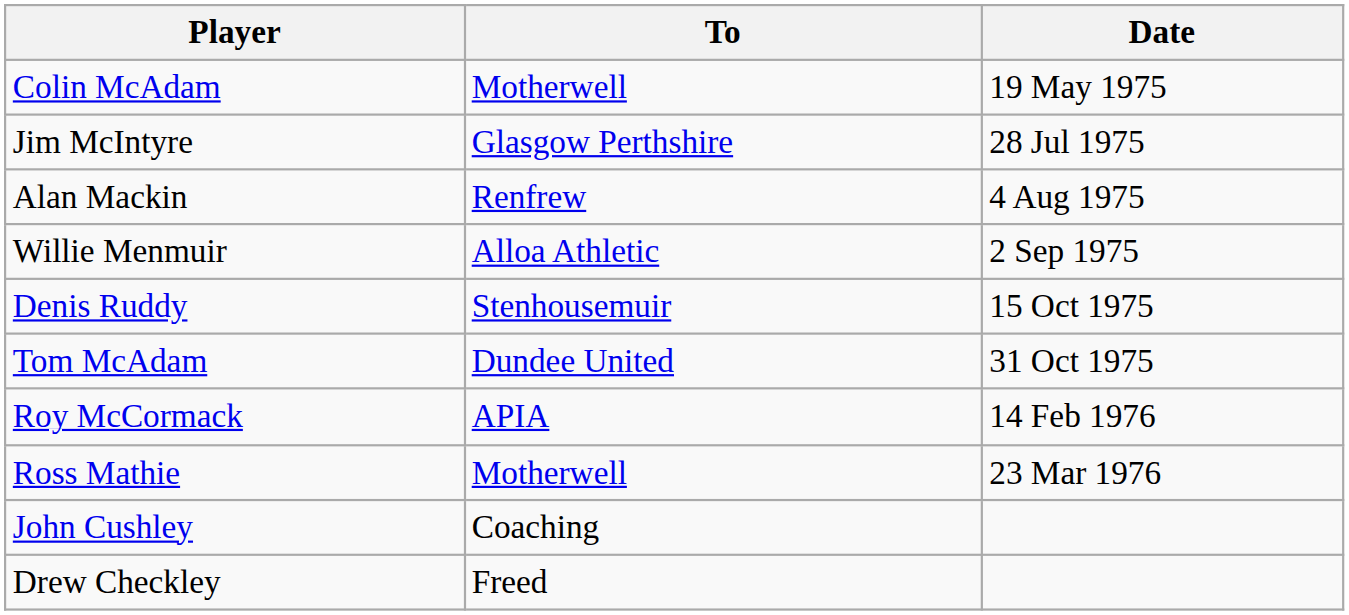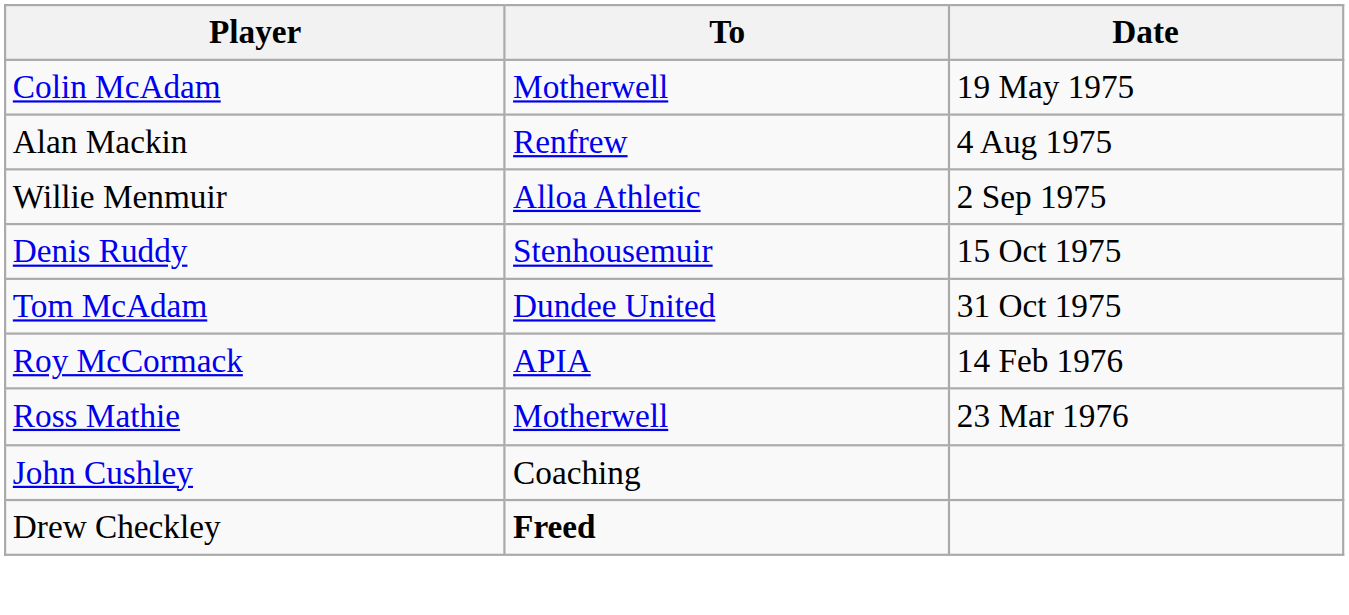- row: (103, 141)
(510, 580) normal -> (554, 526) bold
